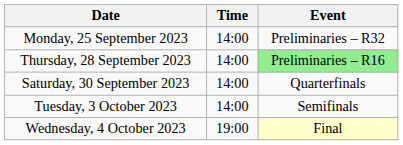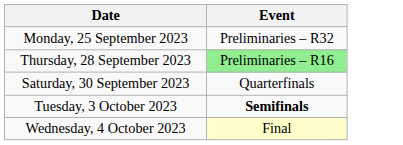- column: (232, 15)
(328, 106) normal -> (277, 106) bold
